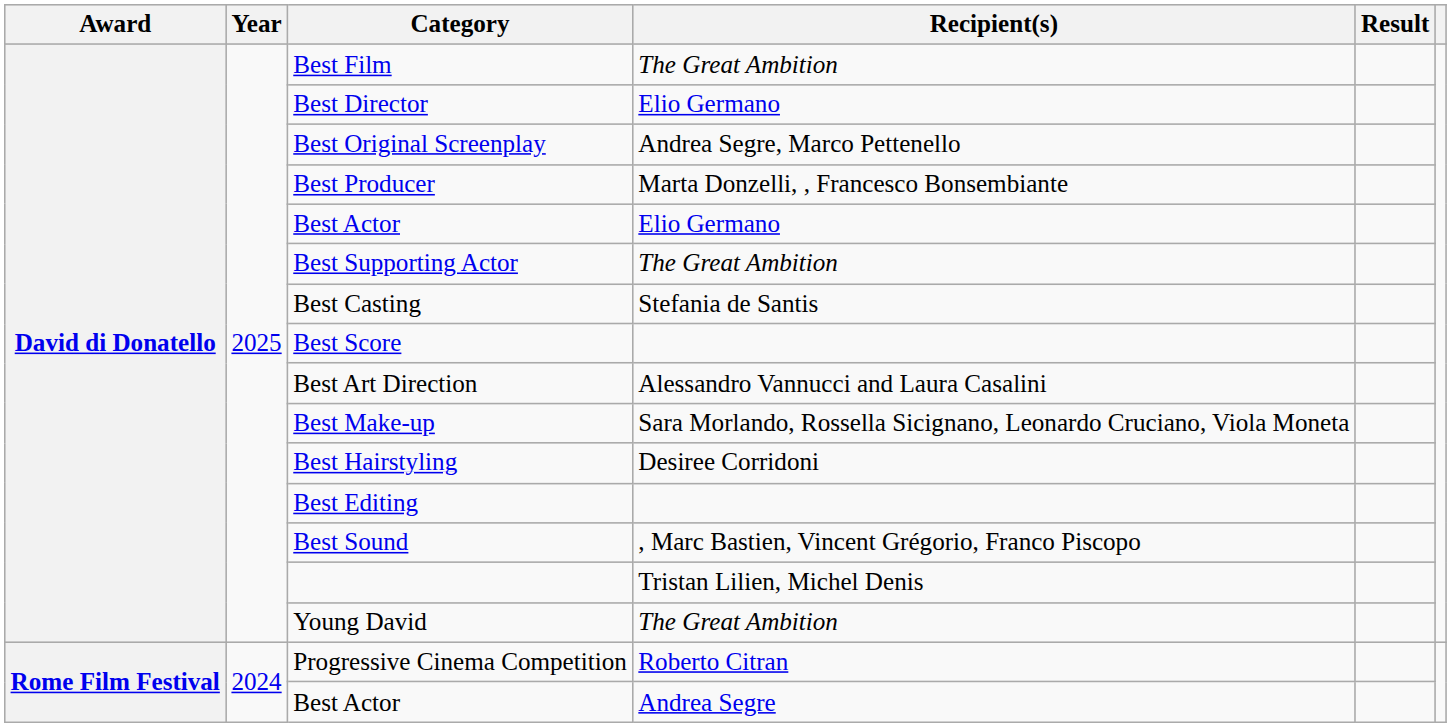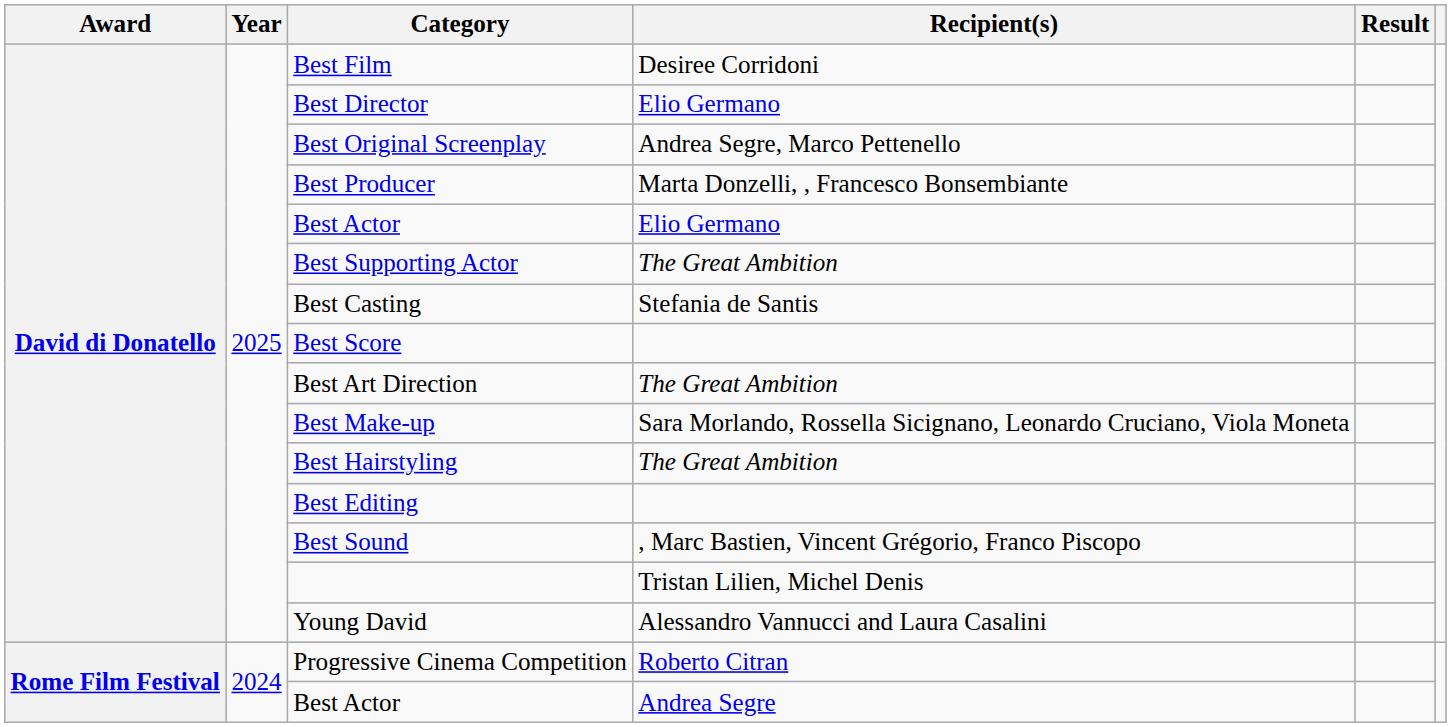(738, 64) The Great Ambition -> (729, 64) Desiree Corridoni
(842, 382) Alessandro Vannucci and Laura Casalini -> (738, 382) The Great Ambition
(729, 462) Desiree Corridoni -> (738, 462) The Great Ambition
(738, 622) The Great Ambition -> (842, 622) Alessandro Vannucci and Laura Casalini
